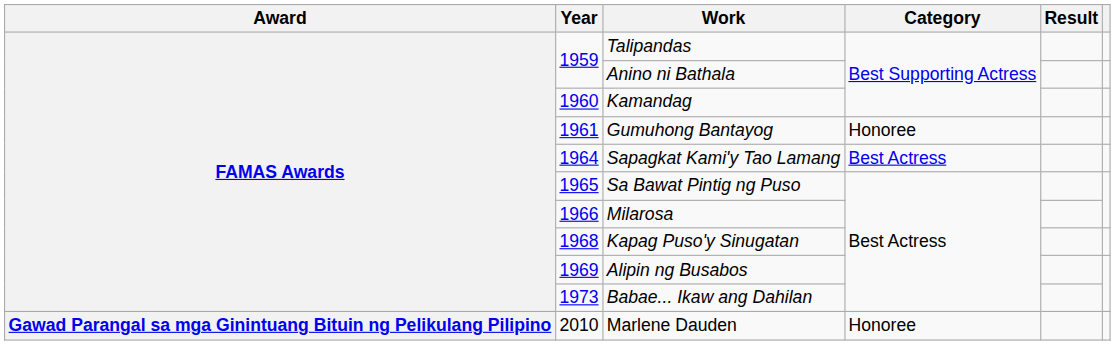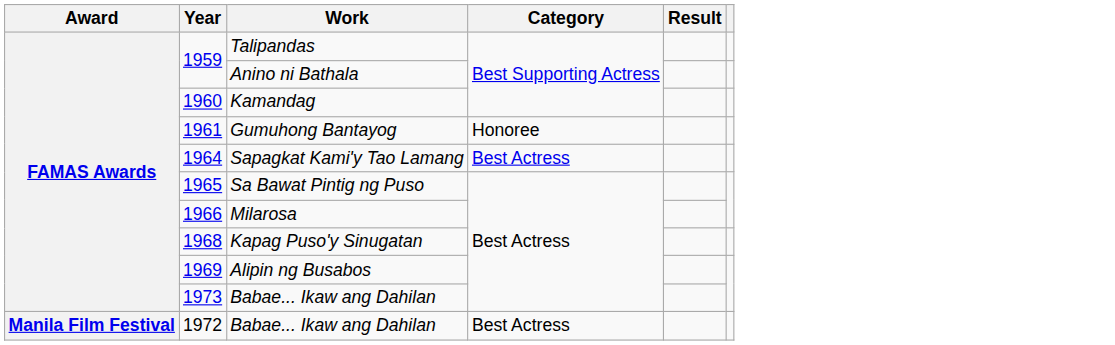- row: (579, 325)
+ row: (203, 325)
